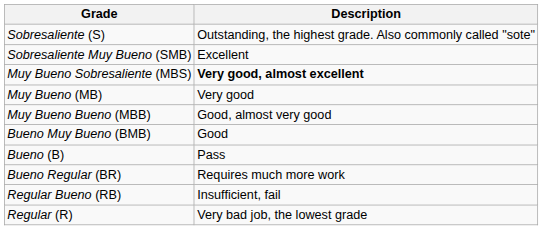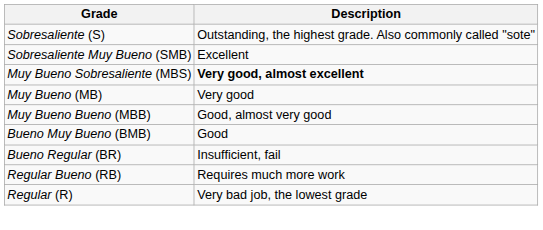- row: (36, 154)
(271, 174) Requires much more work -> (239, 154) Insufficient, fail
(239, 194) Insufficient, fail -> (271, 174) Requires much more work
